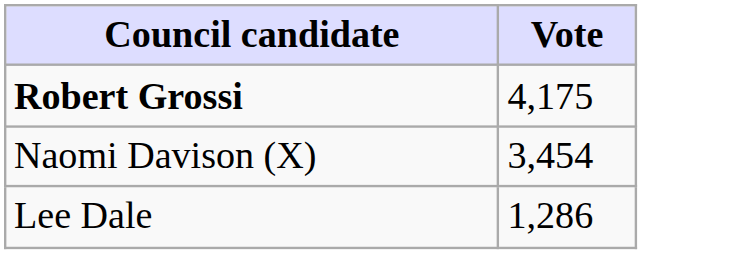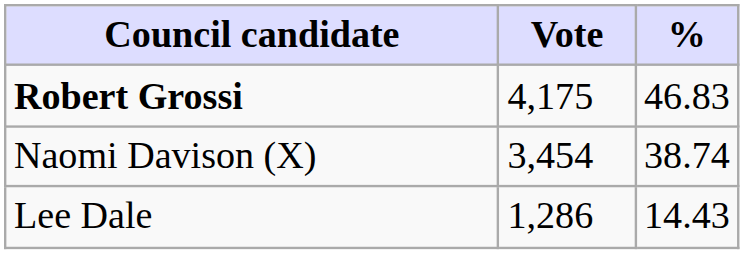+ column: (687, 34)
